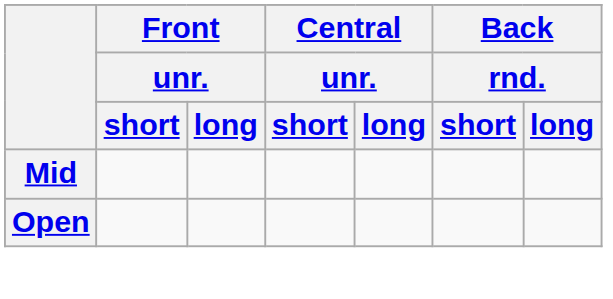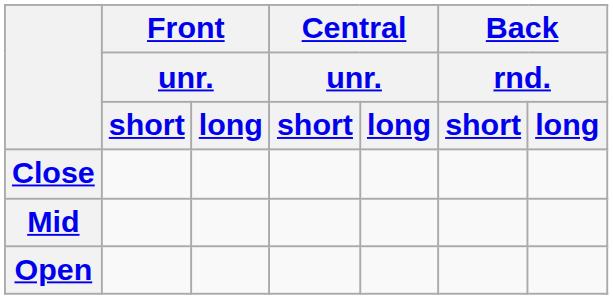+ row: (53, 173)
